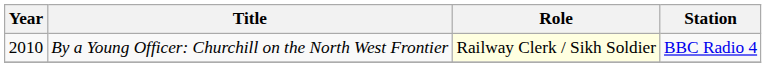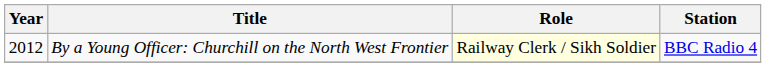(26, 47) 2010 -> (26, 47) 2012
